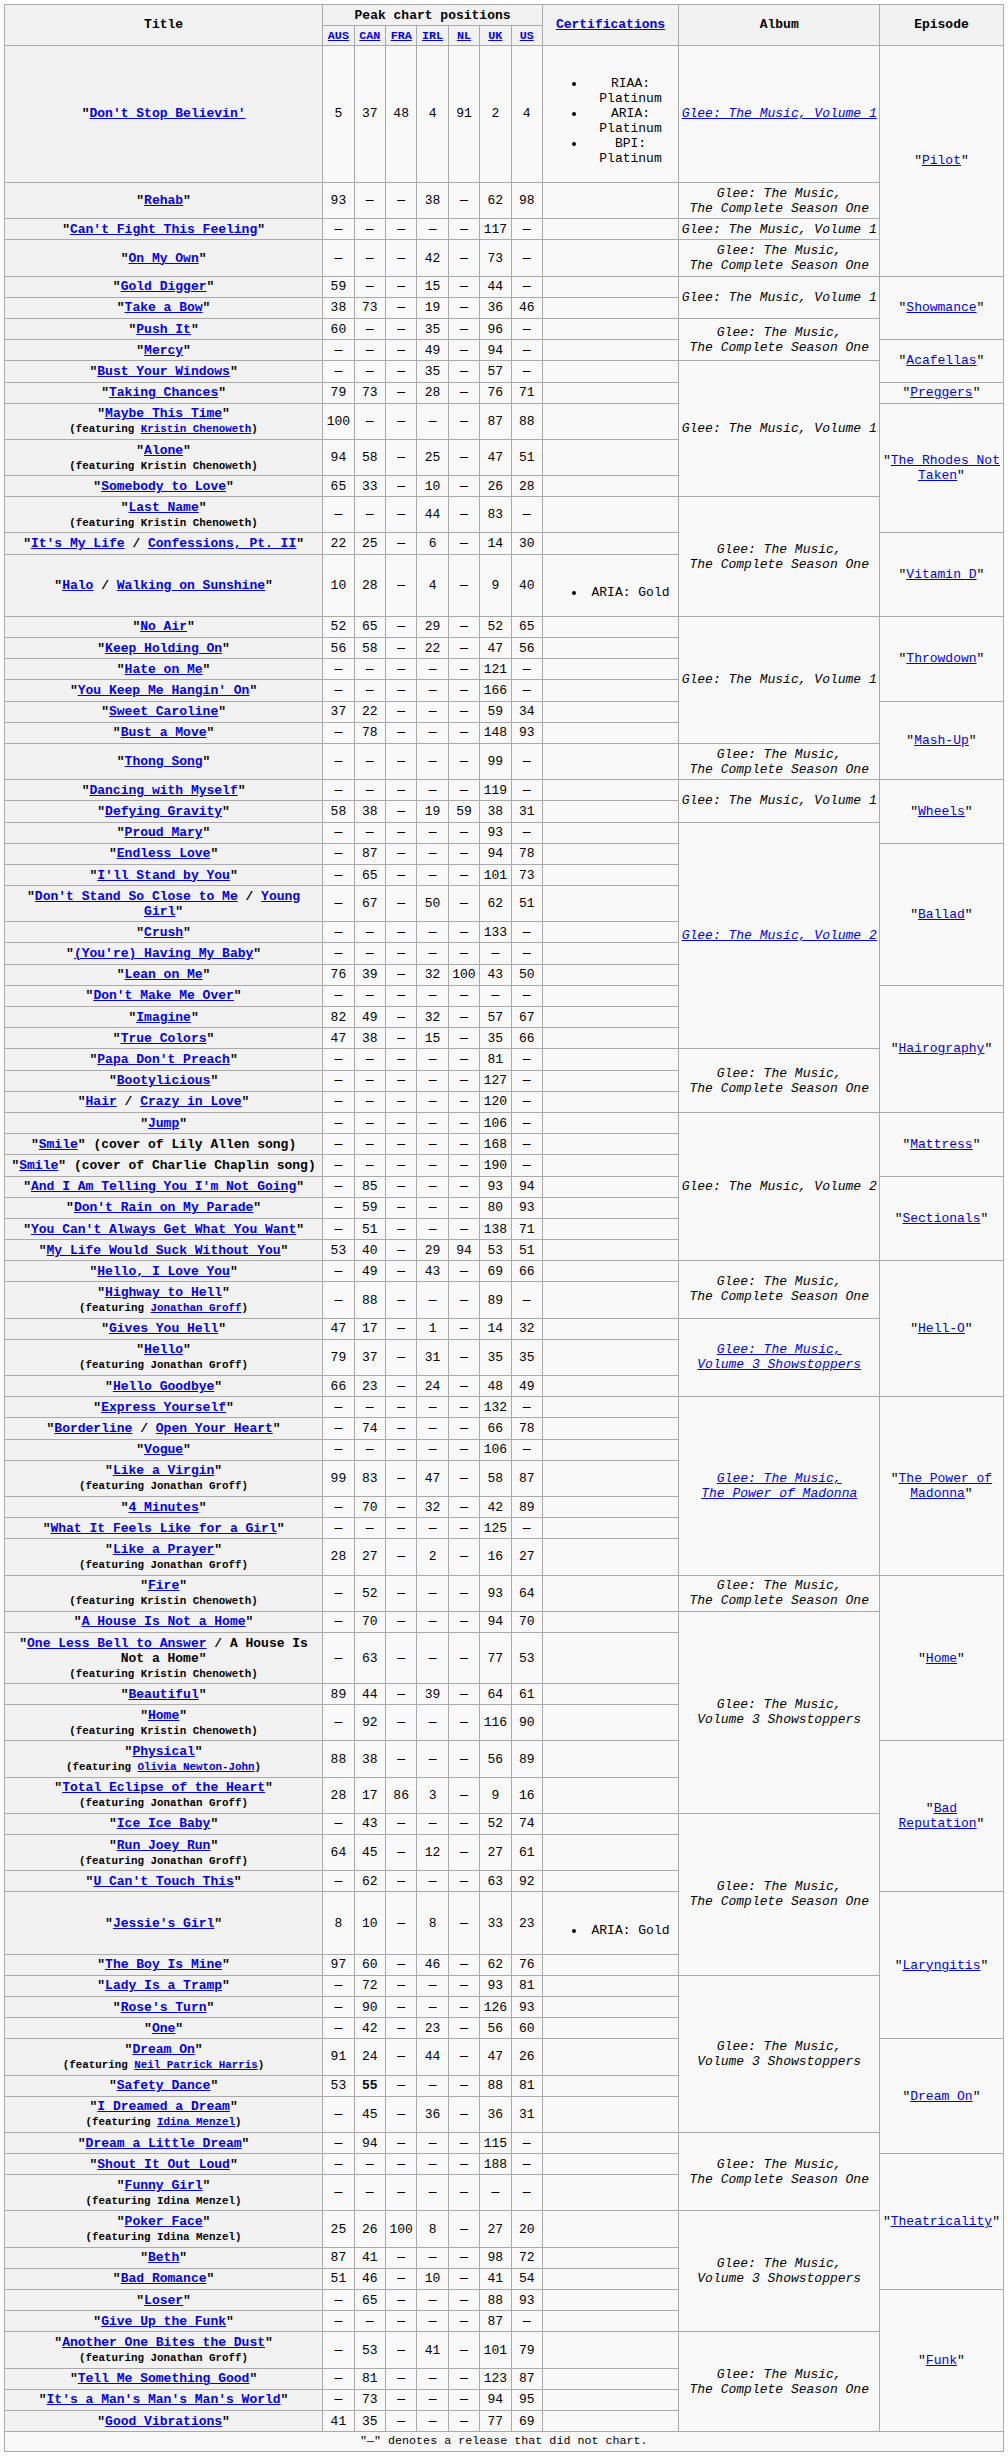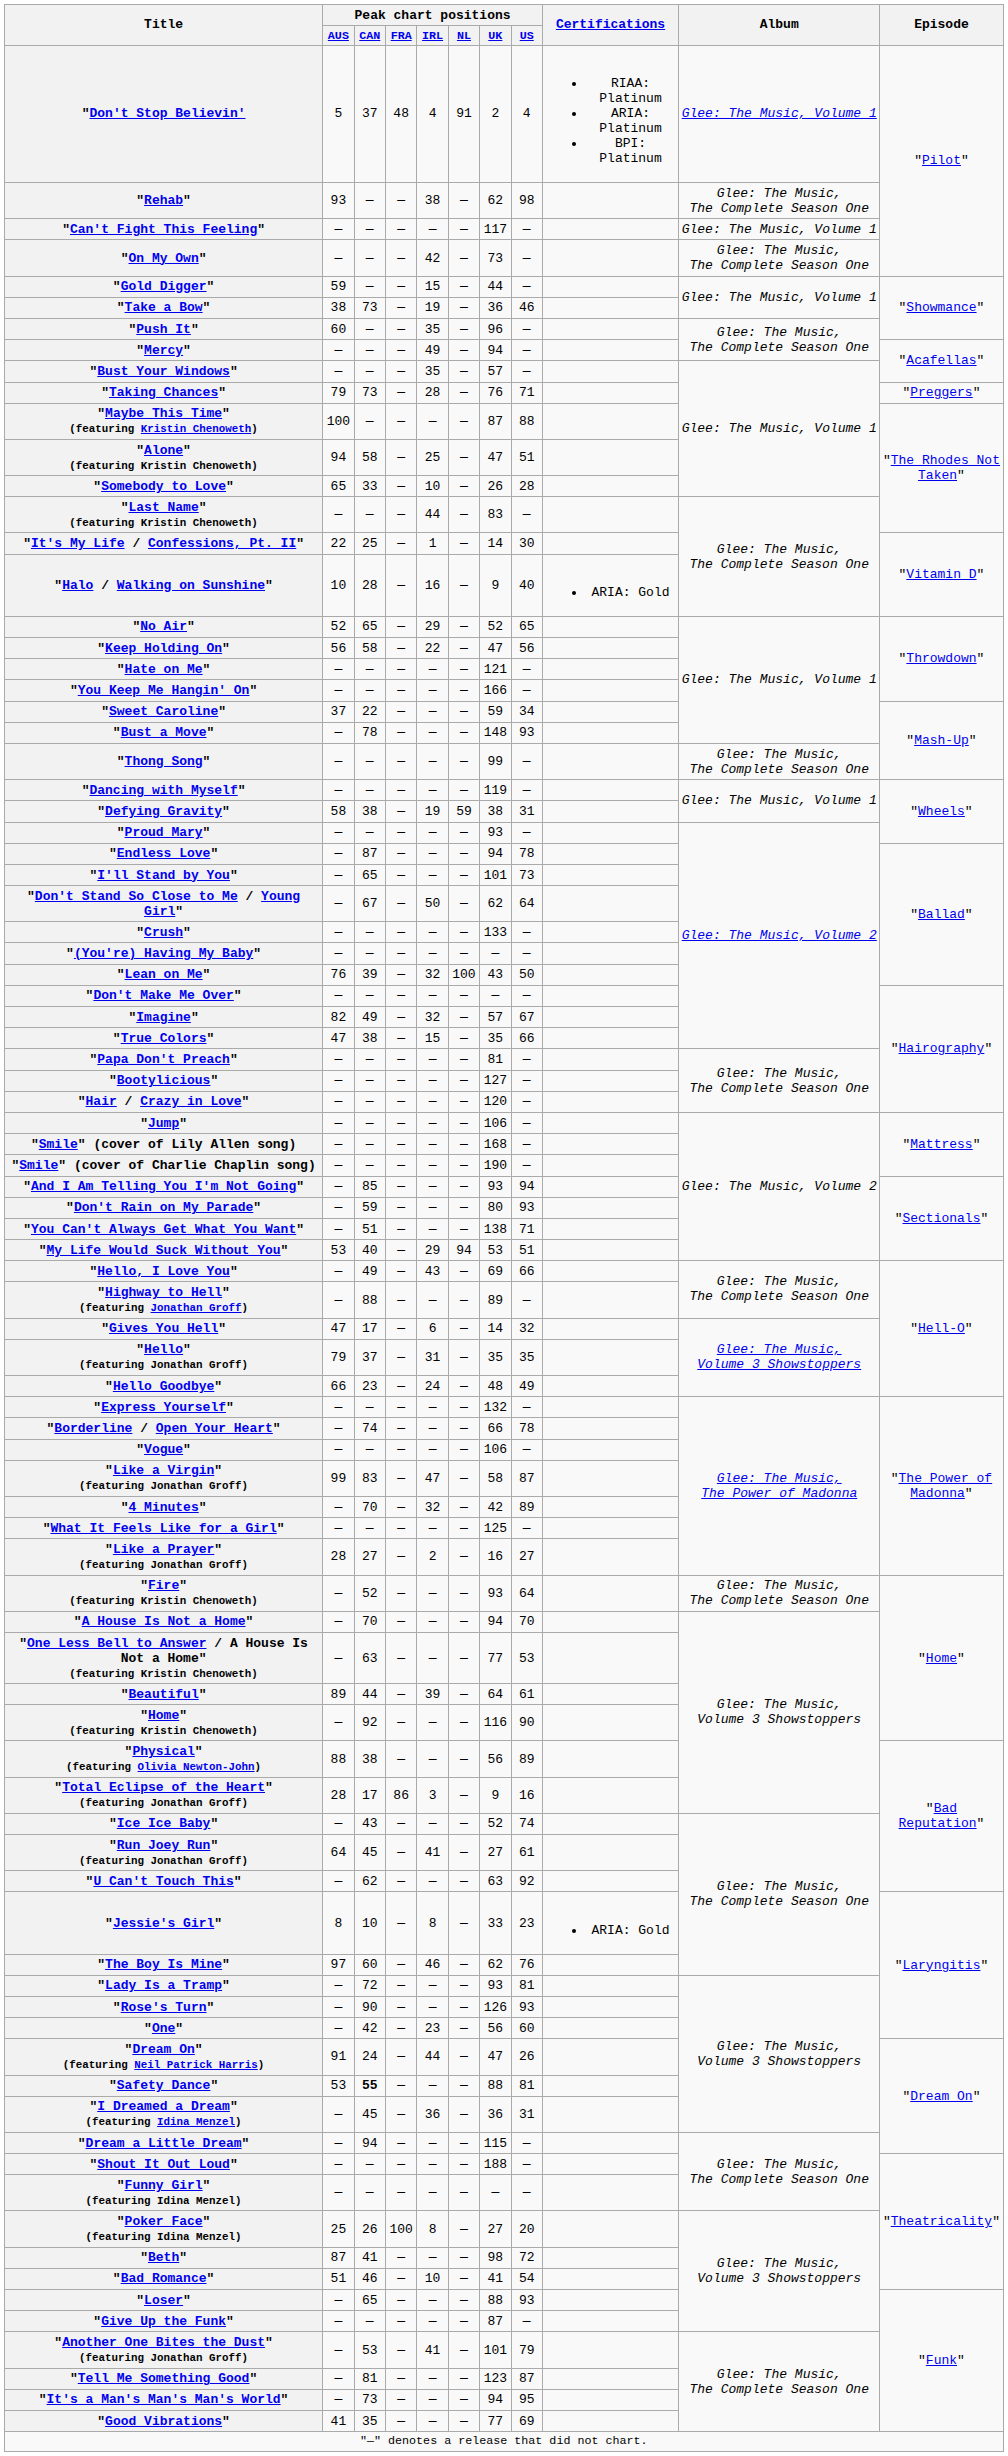(433, 544) 6 -> (433, 544) 1
(433, 585) 4 -> (433, 585) 16
(527, 904) 51 -> (527, 904) 64
(433, 1329) 1 -> (433, 1329) 6
(433, 1853) 12 -> (433, 1853) 41
